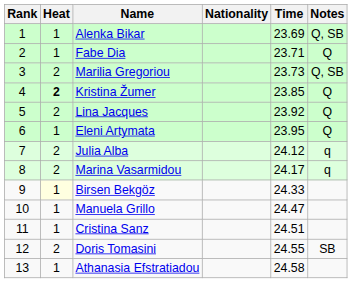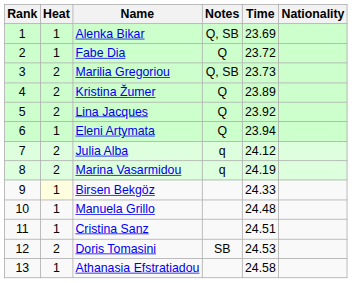columns swapped: (237, 14) <-> (327, 14)
(289, 53) 23.71 -> (260, 53) 23.72
(56, 92) bold -> (56, 92) normal
(289, 92) 23.85 -> (260, 92) 23.89
(289, 131) 23.95 -> (260, 131) 23.94
(289, 170) 24.17 -> (260, 170) 24.19
(289, 209) 24.47 -> (260, 209) 24.48
(289, 248) 24.55 -> (260, 248) 24.53
